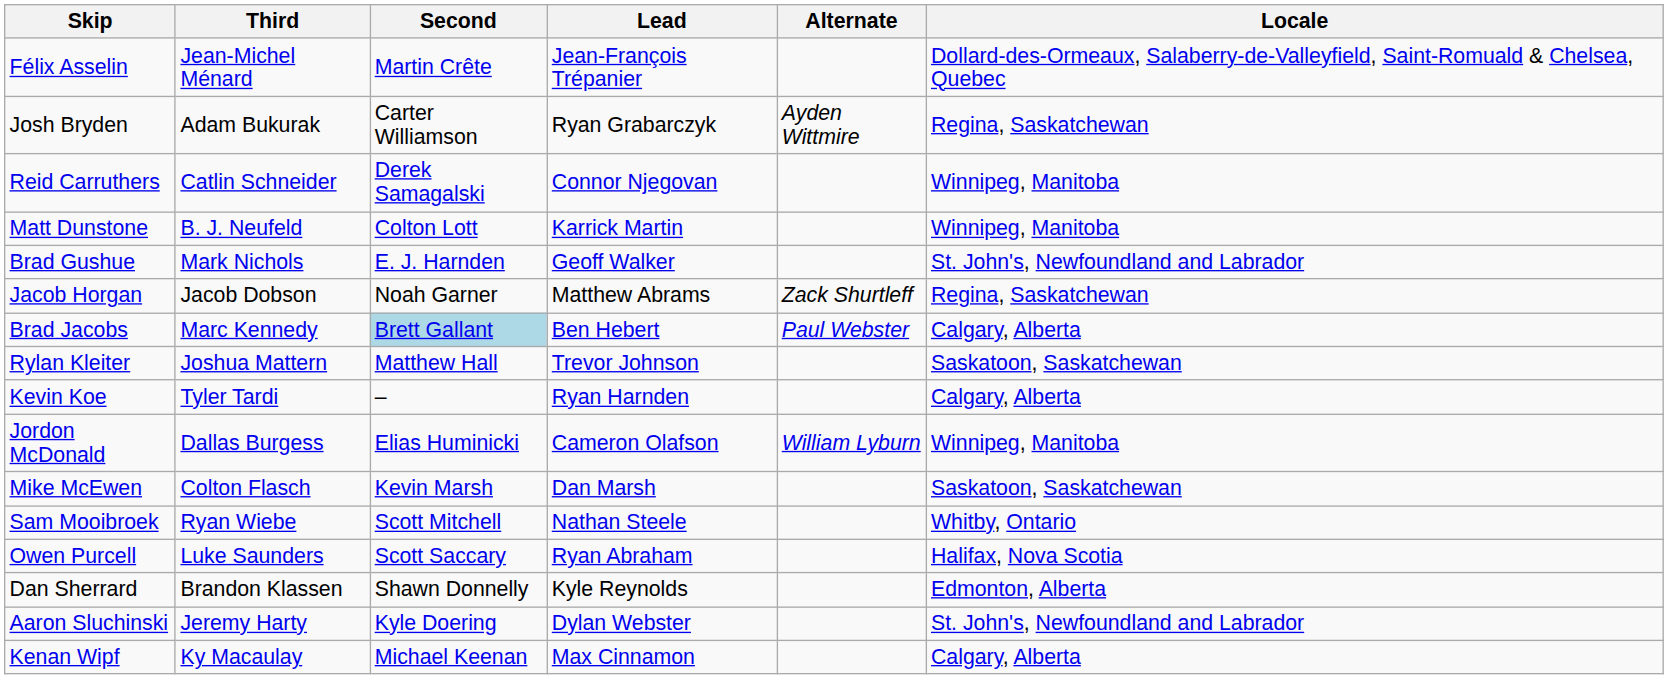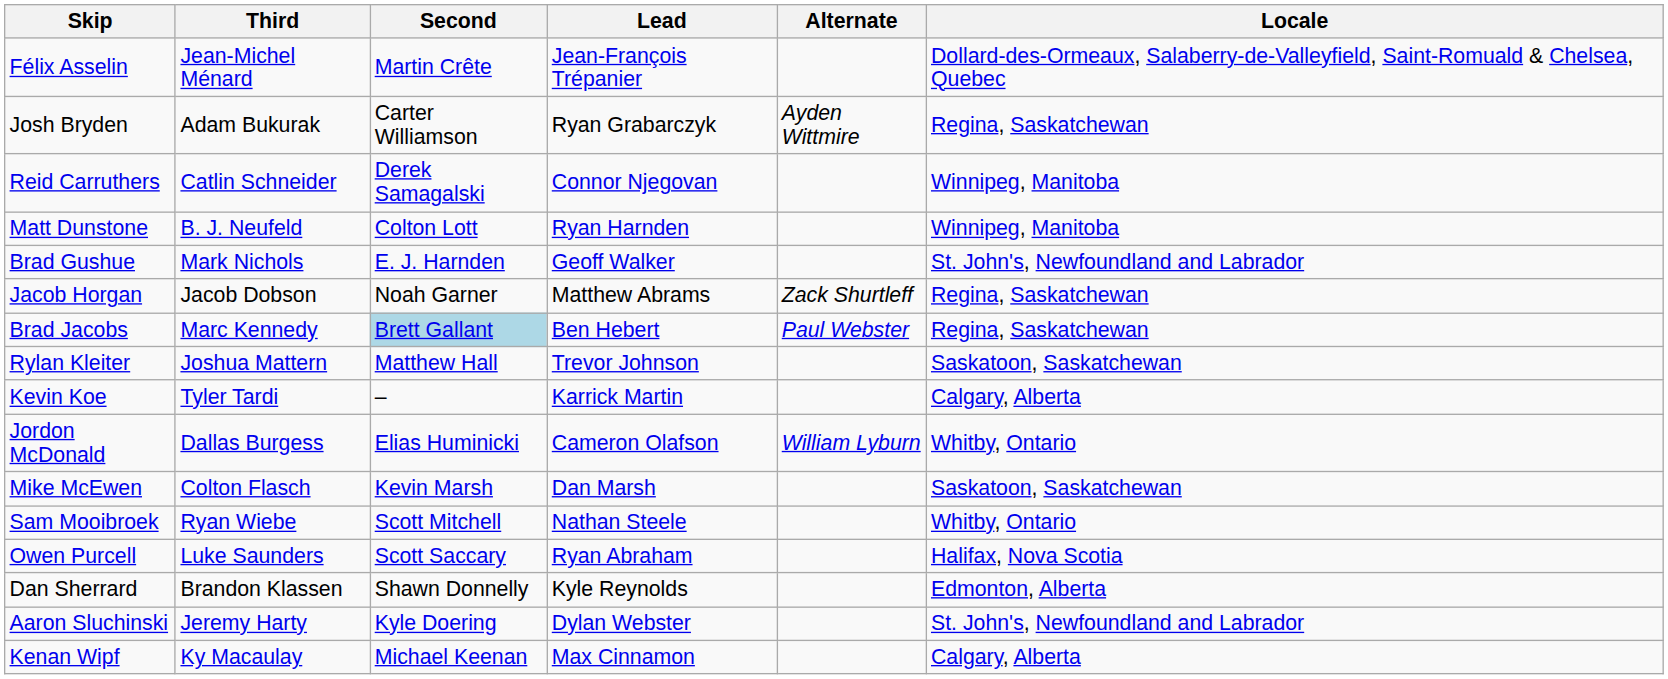(617, 228) Karrick Martin -> (620, 228) Ryan Harnden
(1006, 329) Calgary, Alberta -> (1040, 329) Regina, Saskatchewan
(620, 396) Ryan Harnden -> (617, 396) Karrick Martin
(1025, 442) Winnipeg, Manitoba -> (1004, 442) Whitby, Ontario
